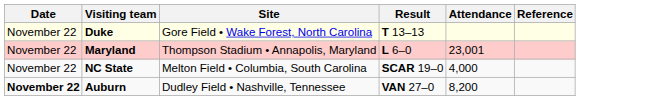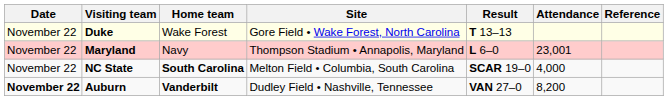+ column: (203, 14)
